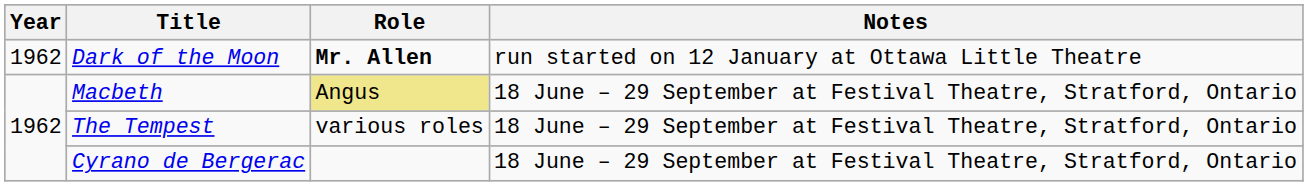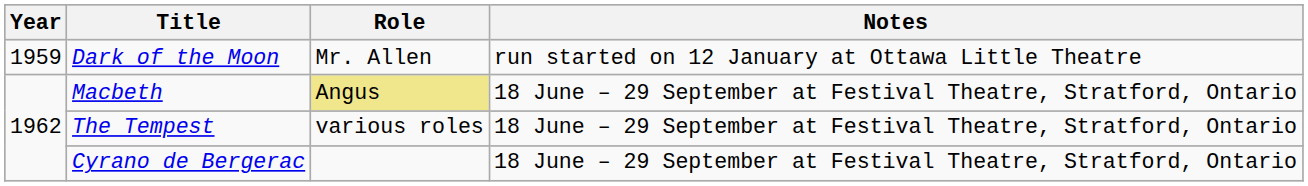(36, 58) 1962 -> (36, 58) 1959
(374, 58) bold -> (374, 58) normal
